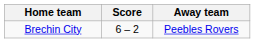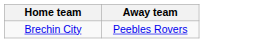- column: (127, 12)
